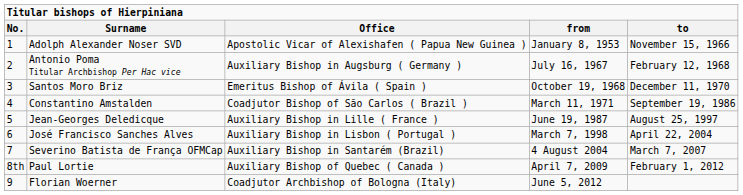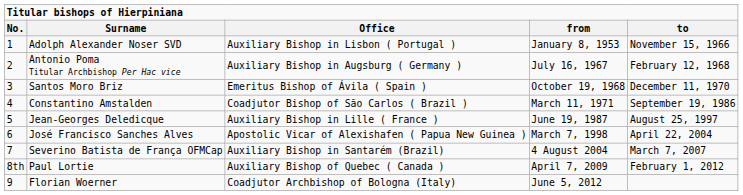(377, 44) Apostolic Vicar of Alexishafen ( Papua New Guinea ) -> (342, 44) Auxiliary Bishop in Lisbon ( Portugal )
(342, 135) Auxiliary Bishop in Lisbon ( Portugal ) -> (377, 135) Apostolic Vicar of Alexishafen ( Papua New Guinea )
